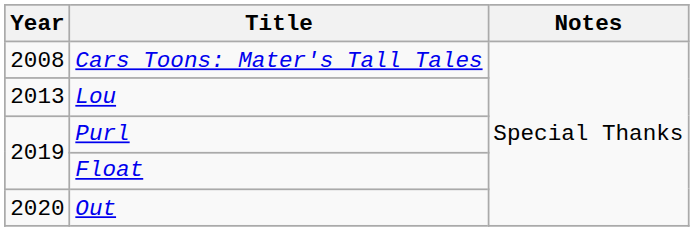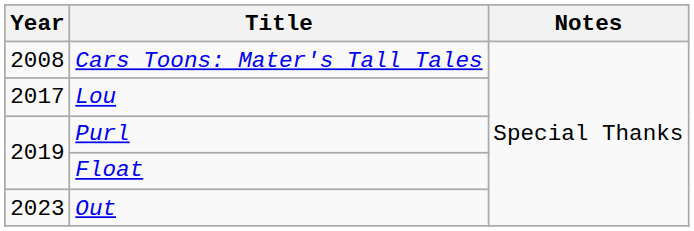(37, 97) 2013 -> (37, 97) 2017
(37, 208) 2020 -> (37, 208) 2023
